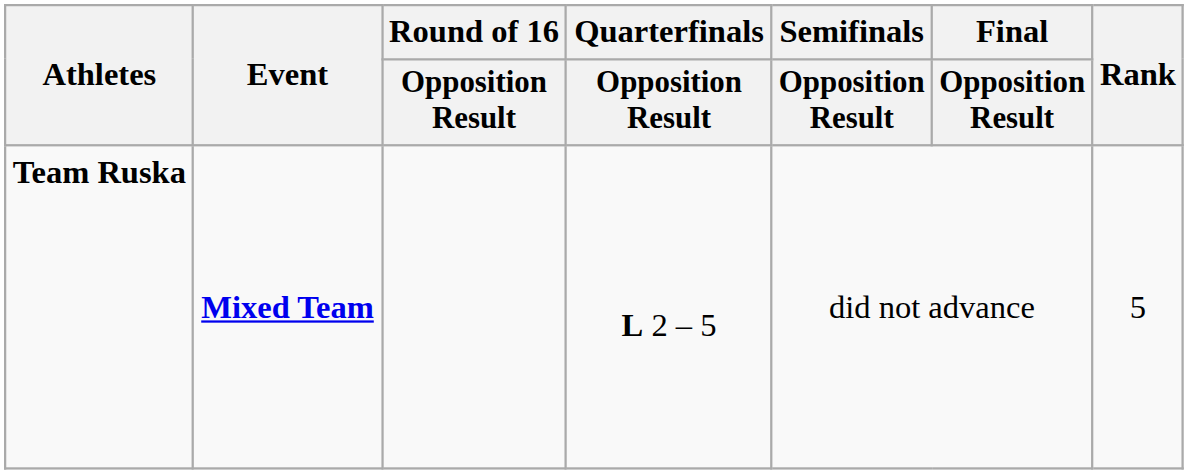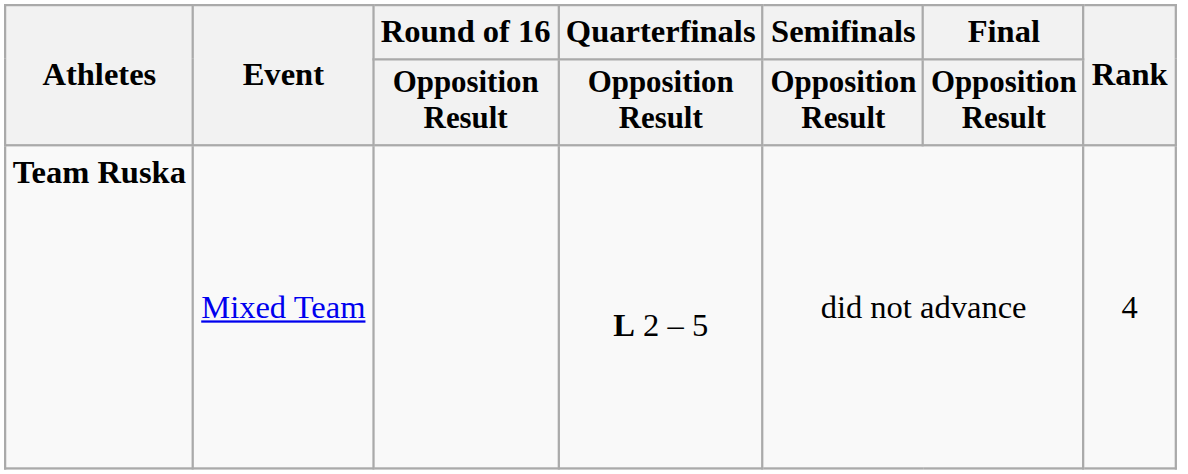(288, 306) bold -> (283, 306) normal
(1138, 306) 5 -> (1130, 306) 4
